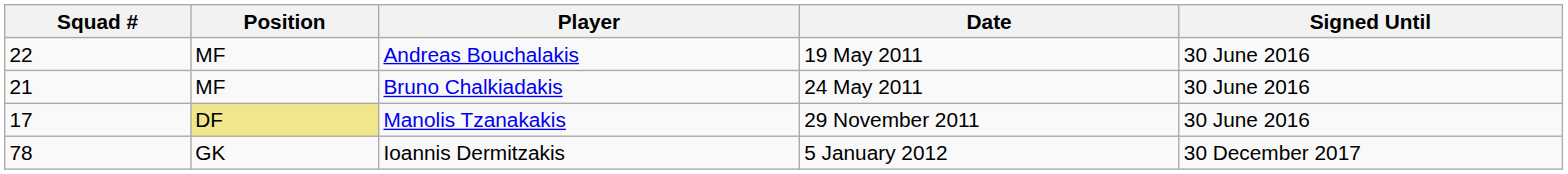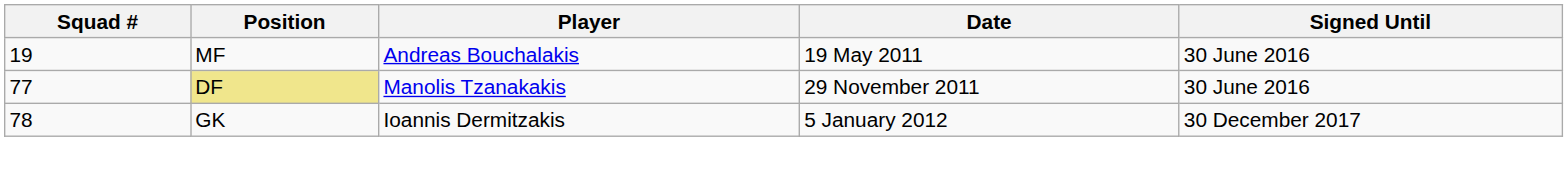(21, 54) 22 -> (21, 54) 19
- row: (473, 87)
(21, 120) 17 -> (21, 87) 77
